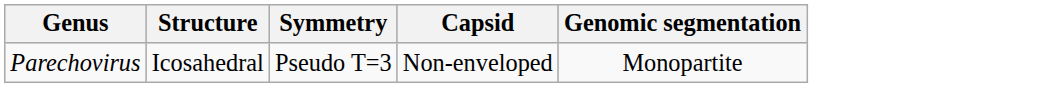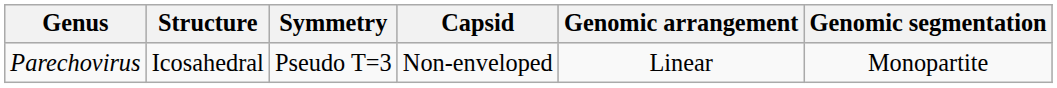+ column: (681, 23)
